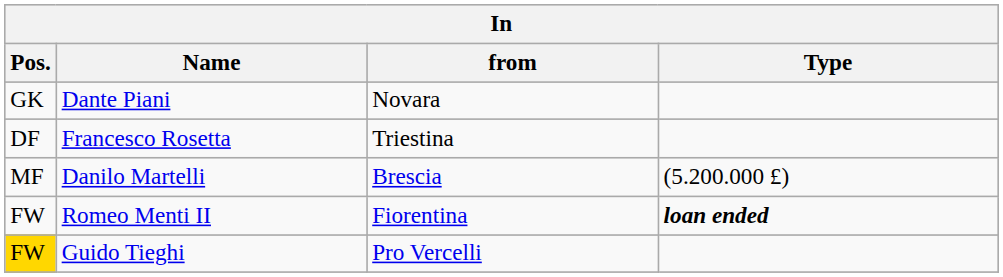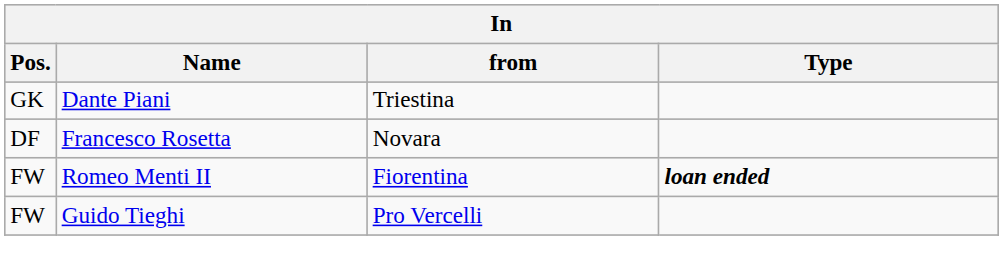(406, 100) Novara -> (413, 100) Triestina
(413, 138) Triestina -> (407, 138) Novara
- row: (133, 176)
(28, 253) gold background -> (28, 215) no background
